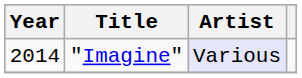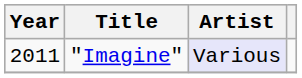(35, 56) 2014 -> (35, 56) 2011
